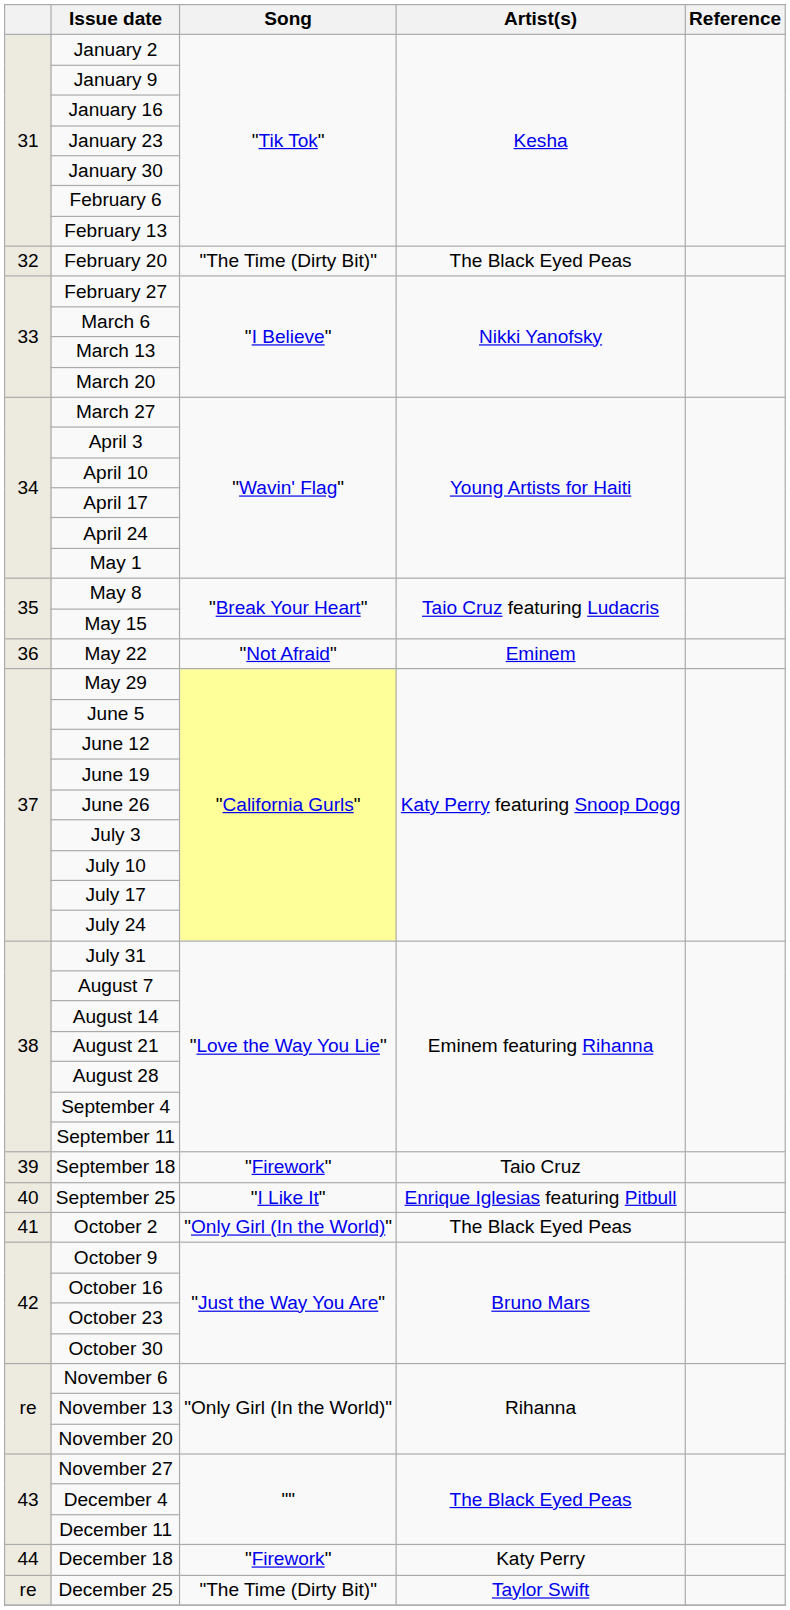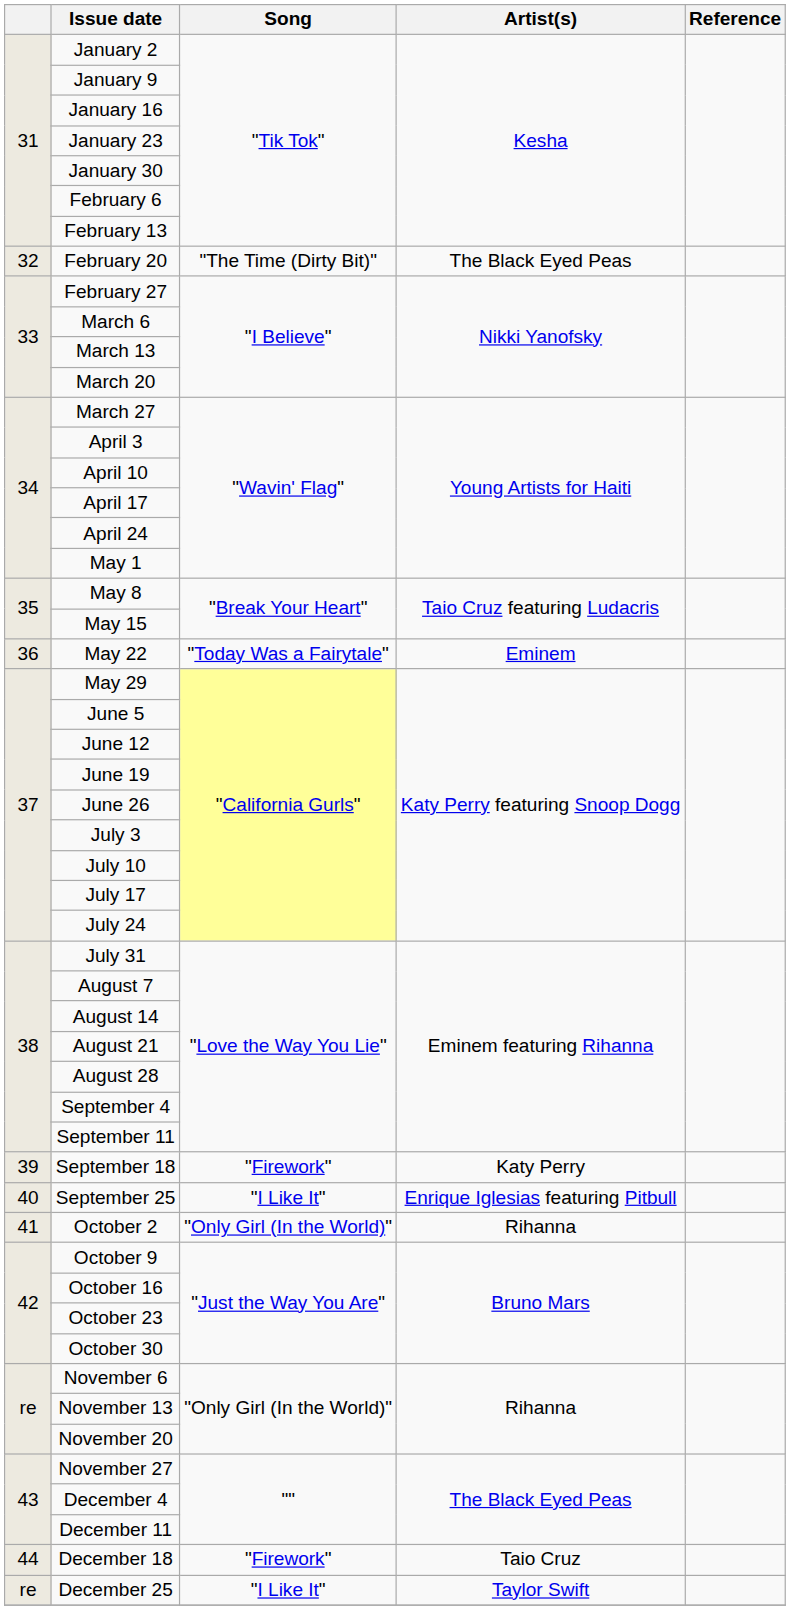(288, 653) "Not Afraid" -> (288, 653) "Today Was a Fairytale"
(541, 1167) Taio Cruz -> (541, 1167) Katy Perry
(541, 1227) The Black Eyed Peas -> (541, 1227) Rihanna
(541, 1559) Katy Perry -> (541, 1559) Taio Cruz
(288, 1589) "The Time (Dirty Bit)" -> (288, 1589) "I Like It"
